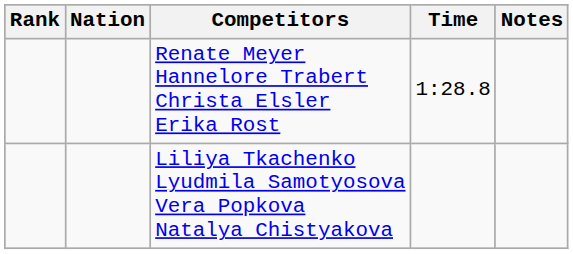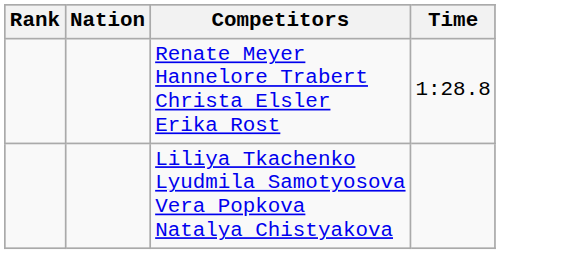- column: (532, 22)
